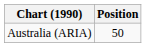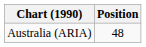(118, 33) 50 -> (118, 33) 48
